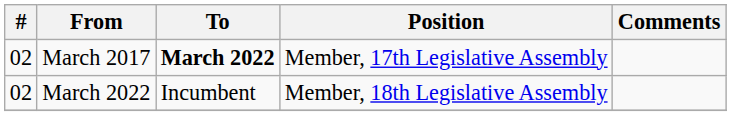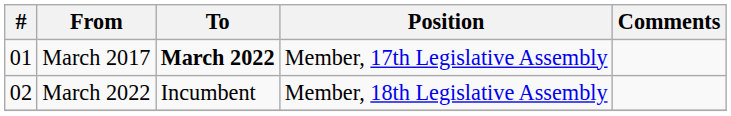(21, 57) 02 -> (21, 57) 01
